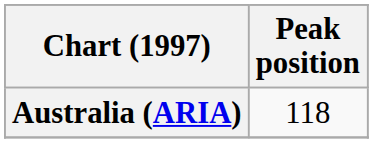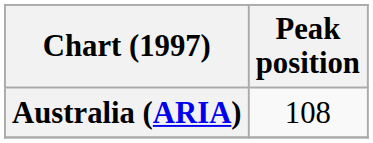(308, 112) 118 -> (308, 112) 108
